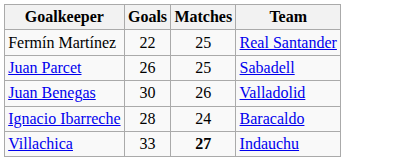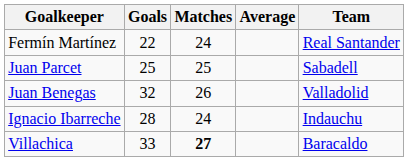+ column: (267, 17)
(203, 42) 25 -> (203, 42) 24
(148, 67) 26 -> (148, 67) 25
(148, 93) 30 -> (148, 93) 32
(272, 118) Baracaldo -> (332, 118) Indauchu
(269, 144) Indauchu -> (335, 144) Baracaldo
